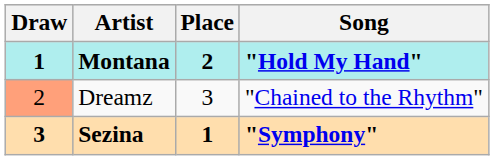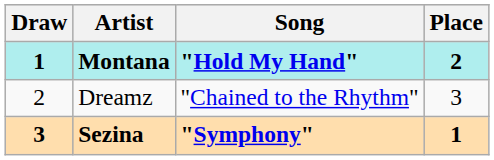columns swapped: (364, 23) <-> (207, 23)
(39, 97) lightsalmon background -> (39, 97) no background
